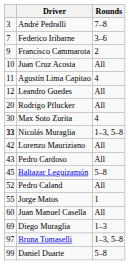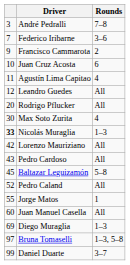(100, 64) All -> (97, 64) 6
(109, 131) 1–3, 5–8 -> (101, 131) 1–3
(101, 253) 5–8 -> (101, 253) 3–7
